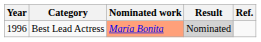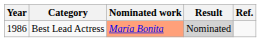(17, 28) 1996 -> (17, 28) 1986
